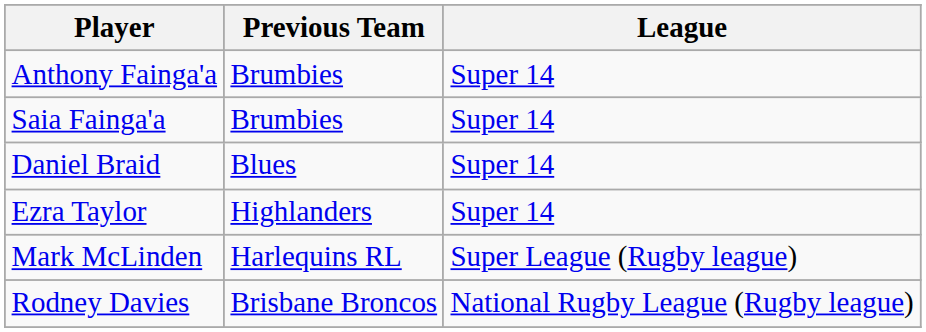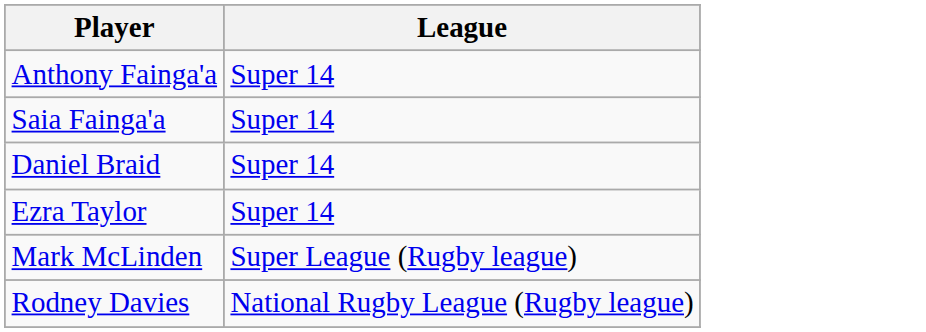- column: (334, 27)
